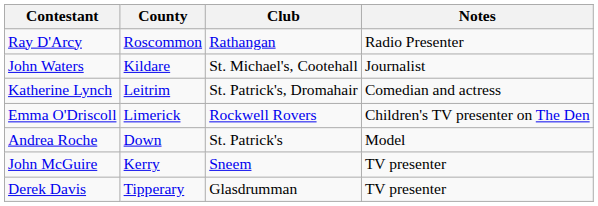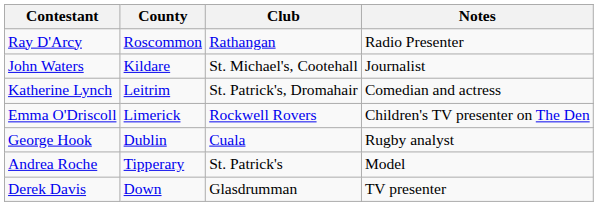+ row: (50, 139)
(143, 139) Down -> (154, 164) Tipperary
- row: (53, 164)
(154, 189) Tipperary -> (143, 189) Down
